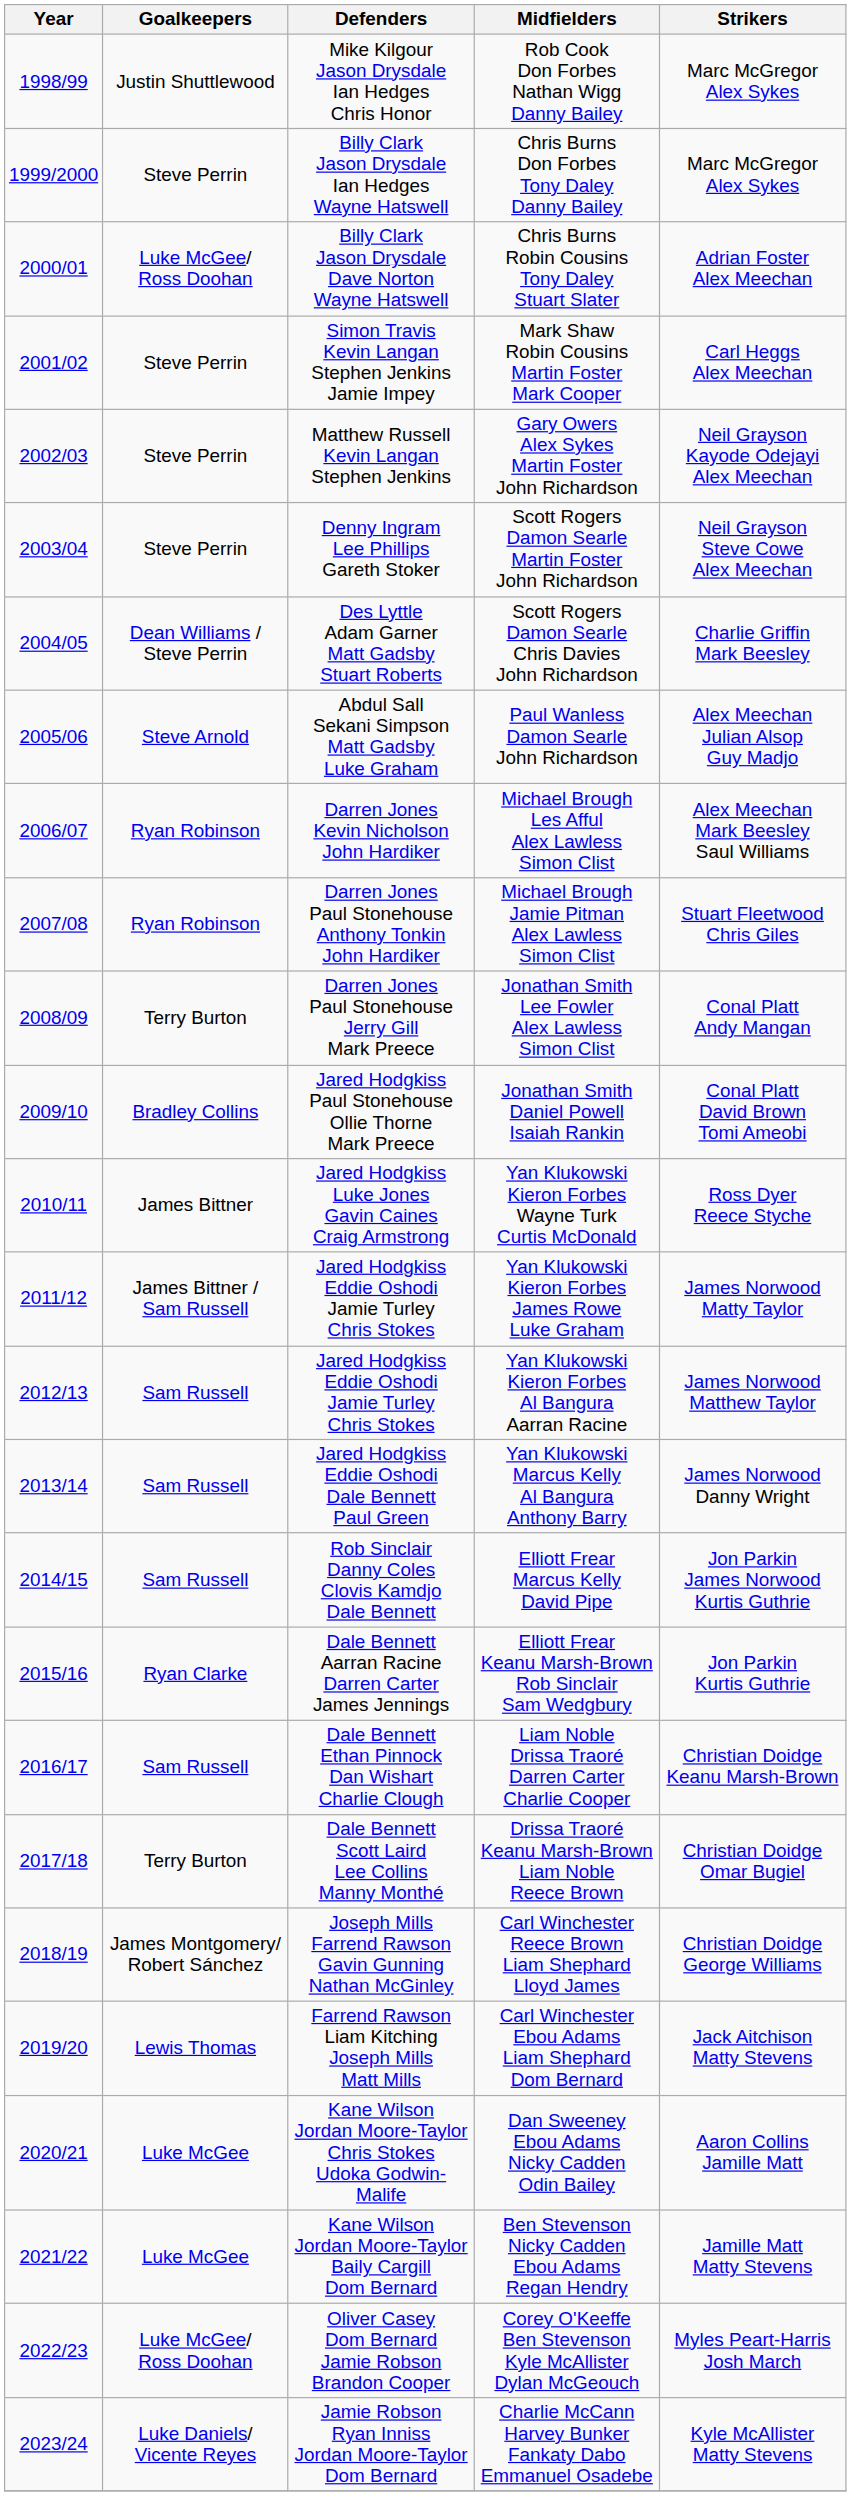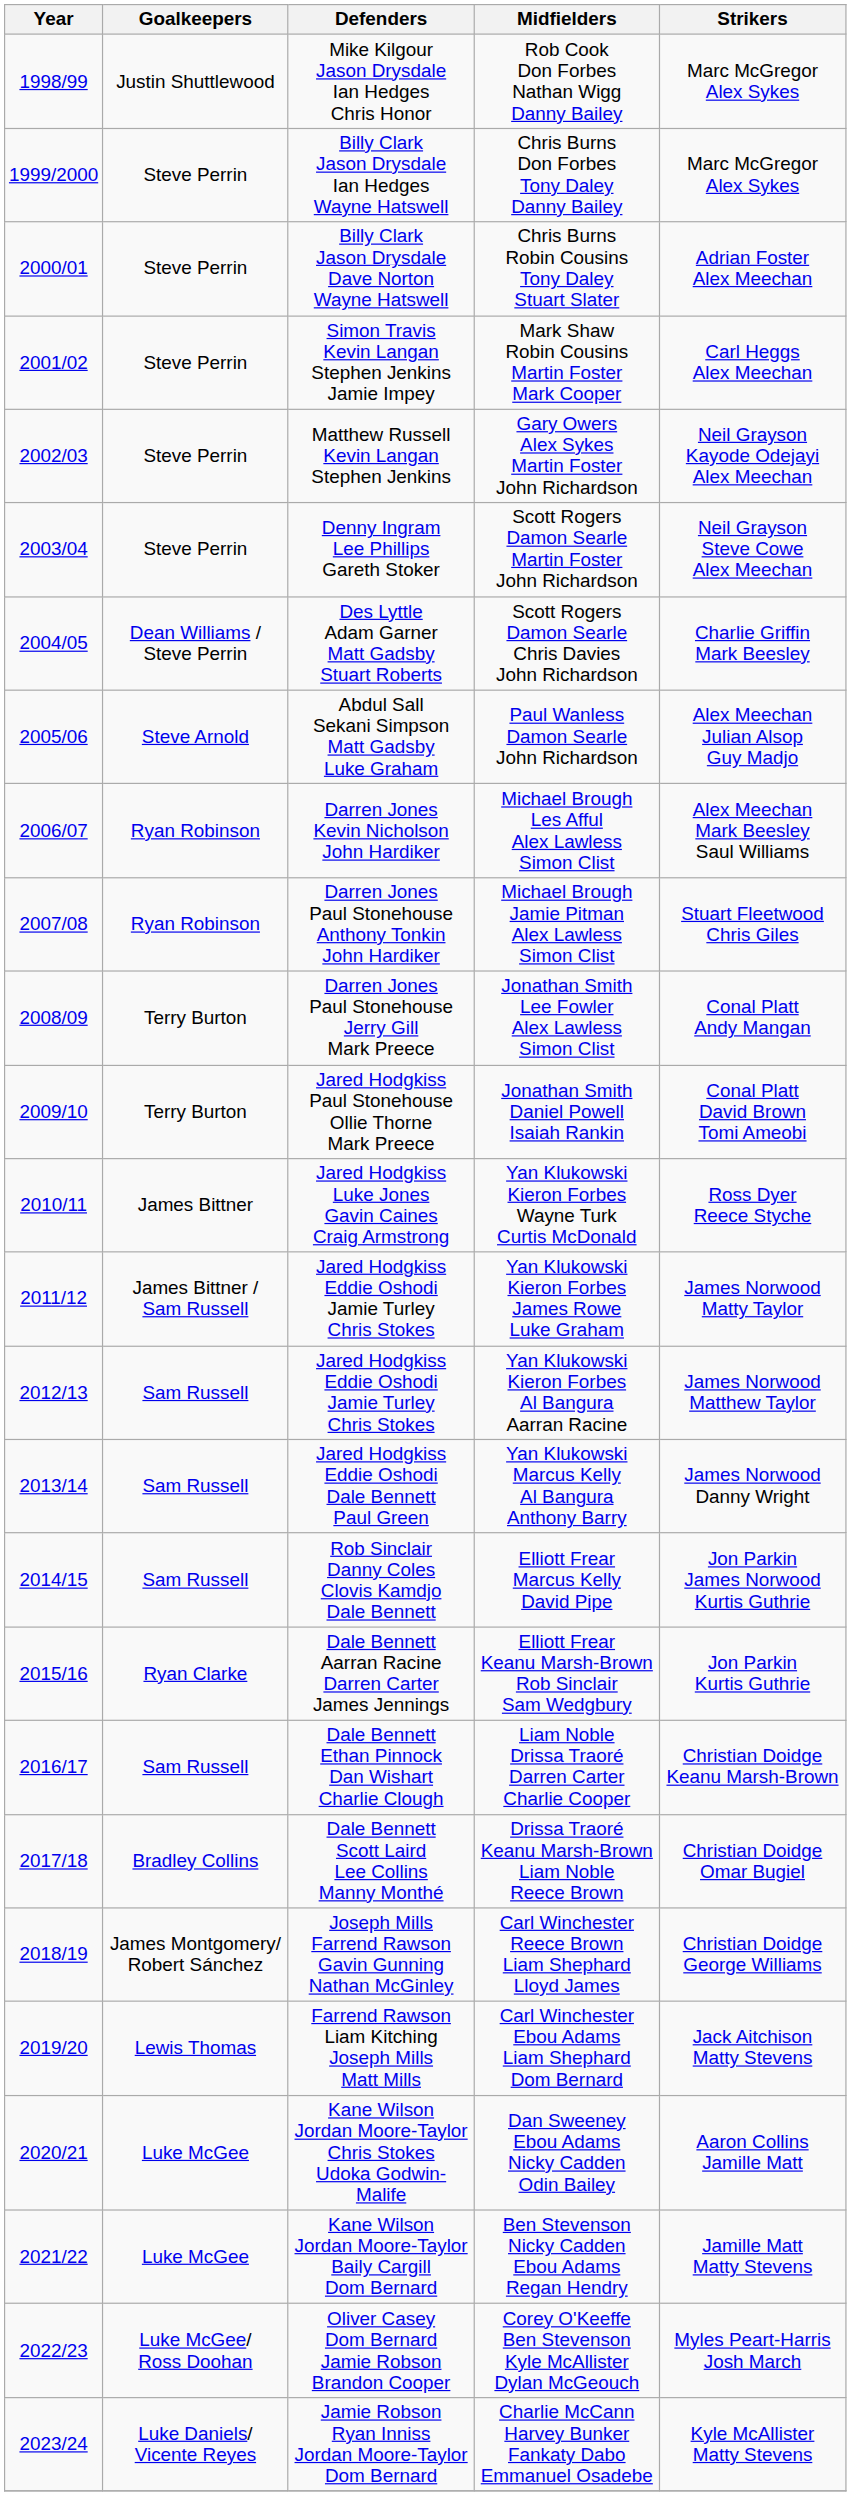(195, 268) Luke McGee/ Ross Doohan -> (195, 268) Steve Perrin
(195, 1111) Bradley Collins -> (195, 1111) Terry Burton
(195, 1860) Terry Burton -> (195, 1860) Bradley Collins
